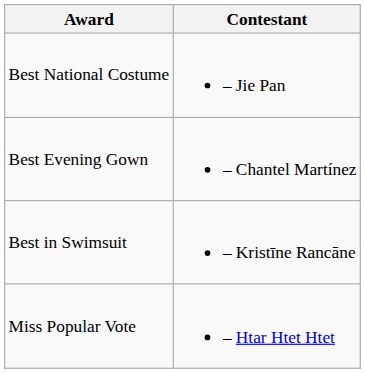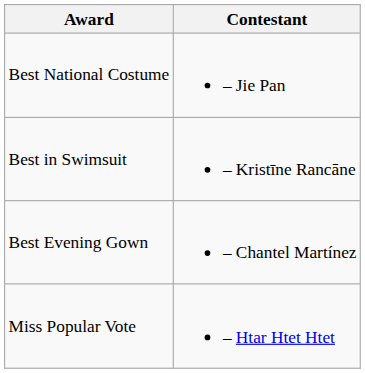rows swapped: (78, 158) <-> (68, 242)
